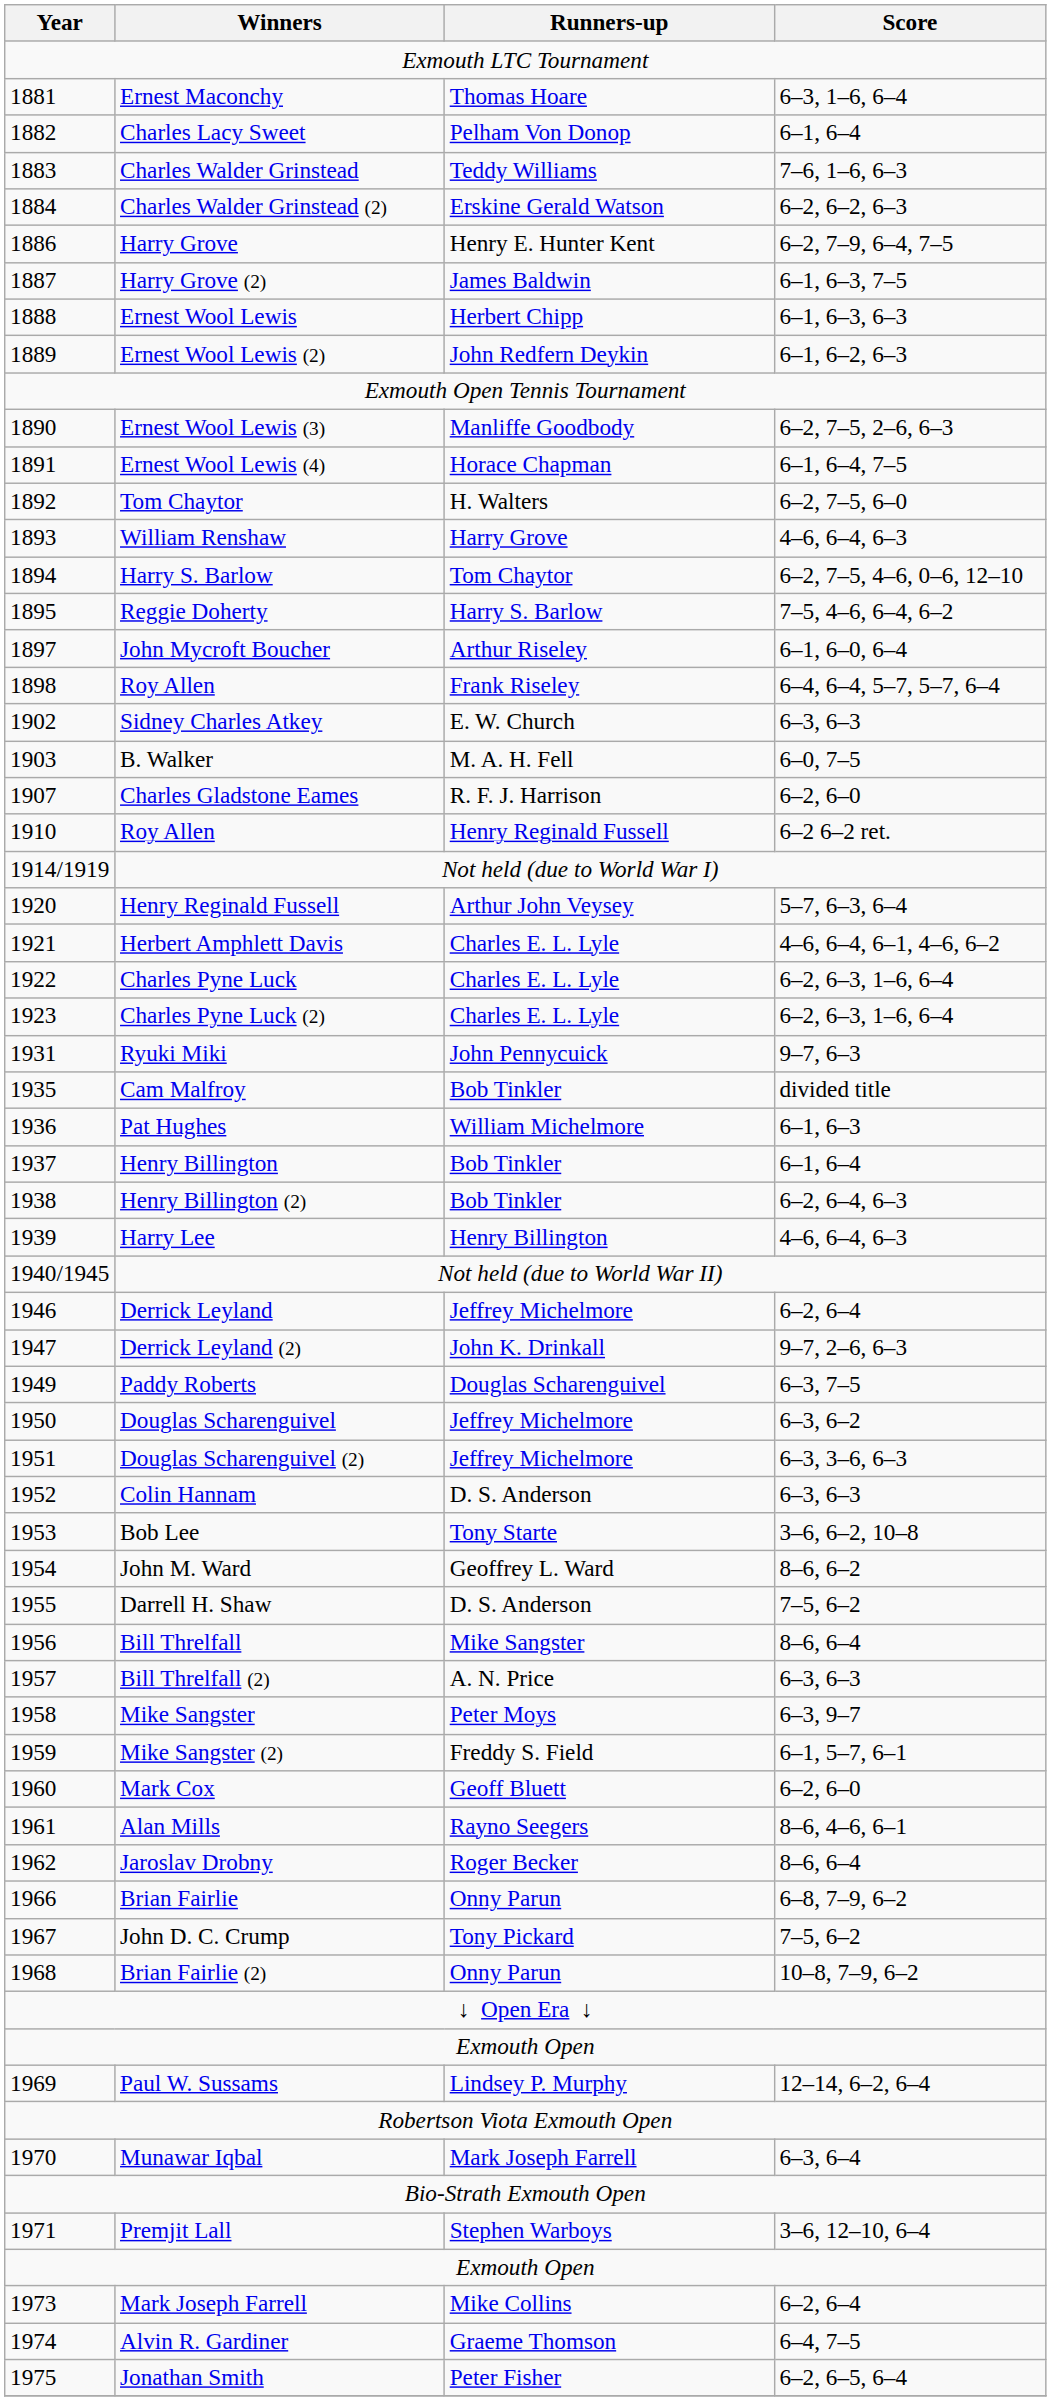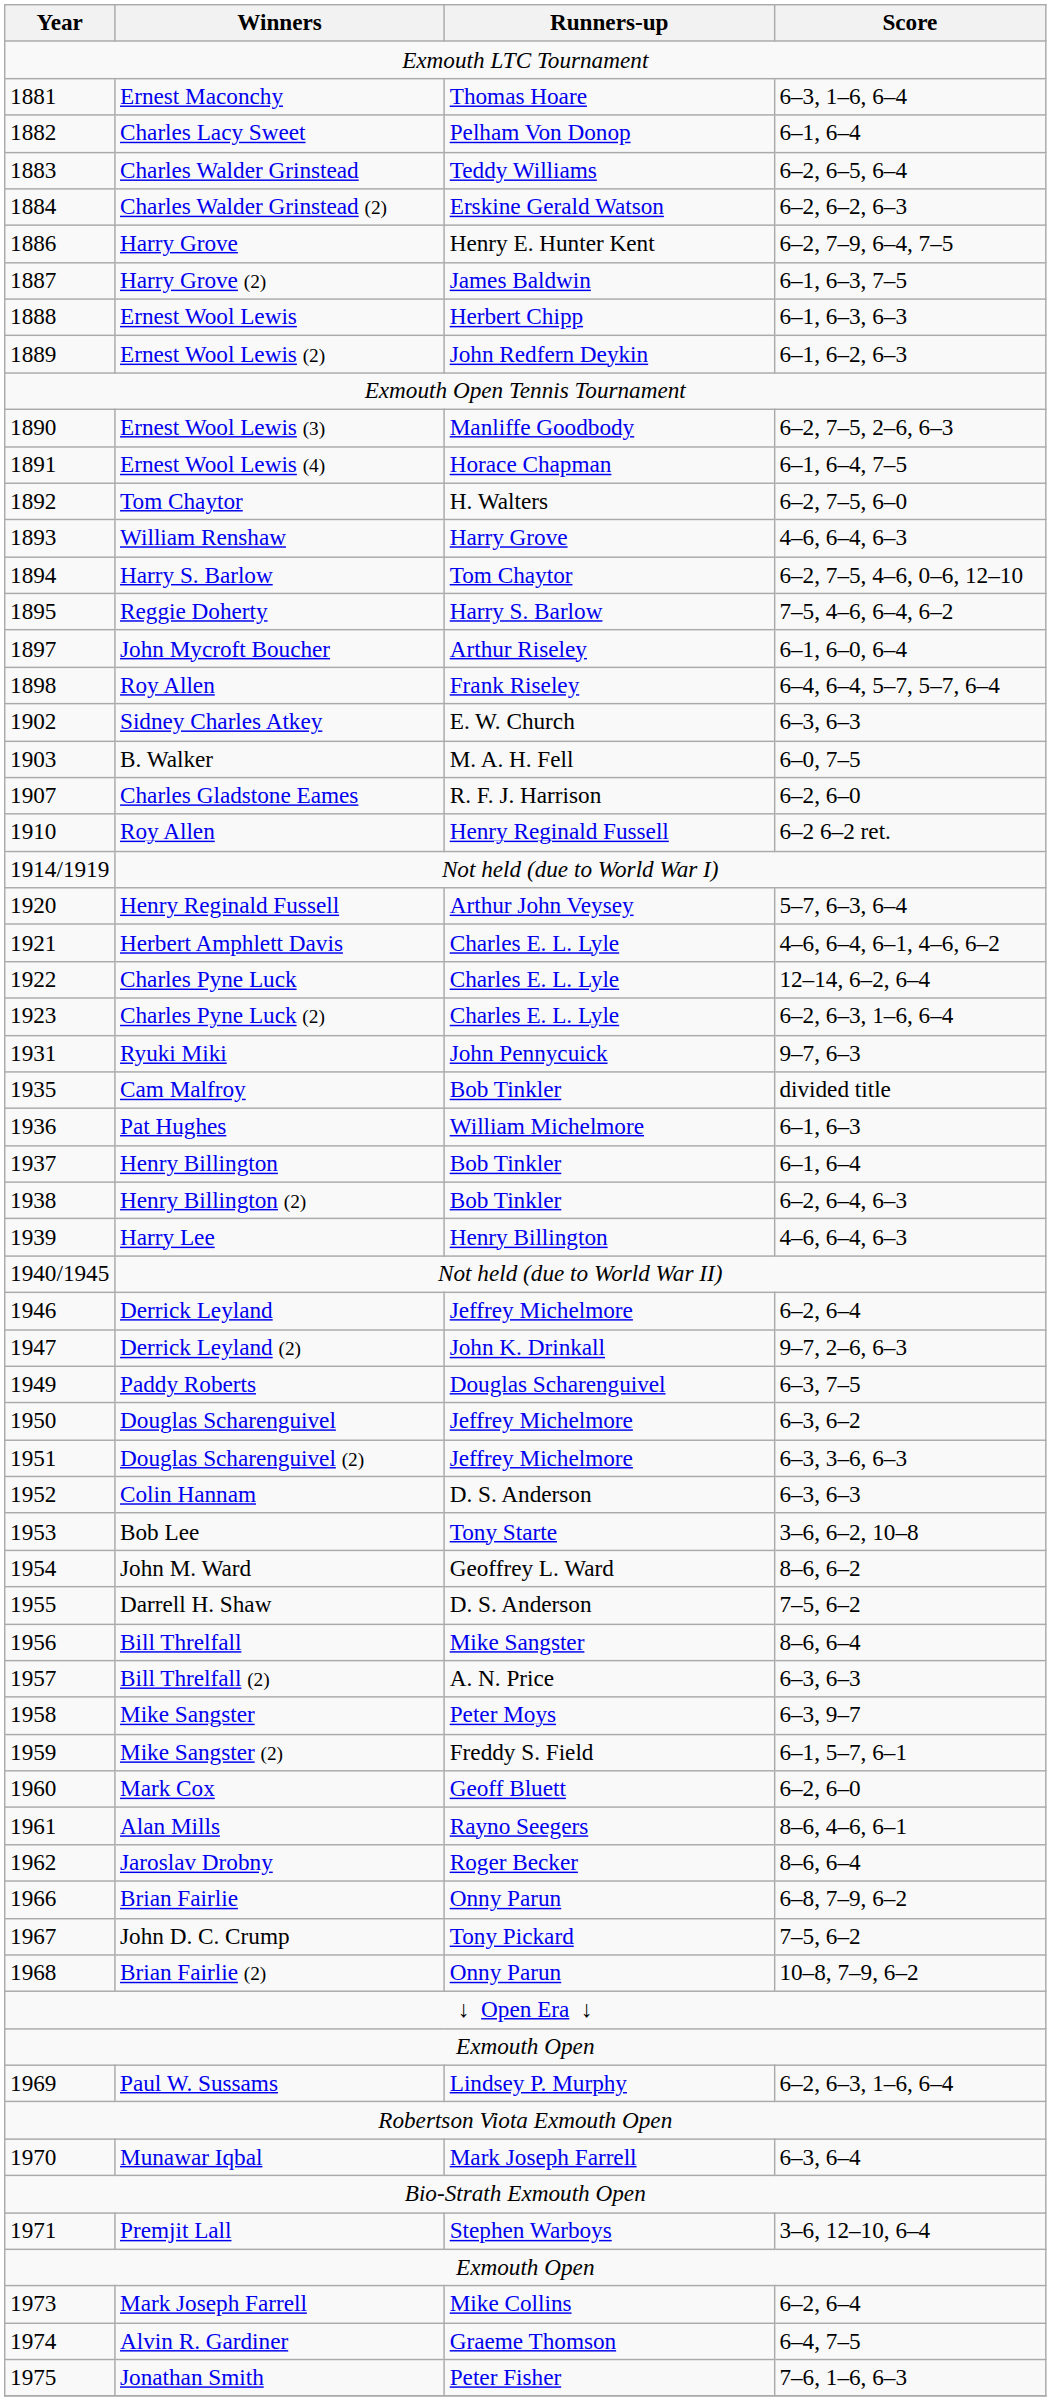(843, 170) 7–6, 1–6, 6–3 -> (843, 170) 6–2, 6–5, 6–4
(866, 979) 6–2, 6–3, 1–6, 6–4 -> (855, 979) 12–14, 6–2, 6–4
(855, 2083) 12–14, 6–2, 6–4 -> (866, 2083) 6–2, 6–3, 1–6, 6–4
(843, 2377) 6–2, 6–5, 6–4 -> (843, 2377) 7–6, 1–6, 6–3
